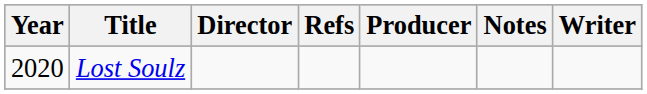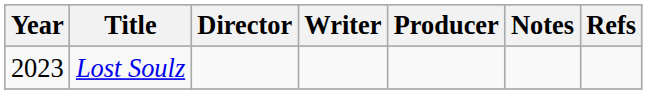columns swapped: (597, 25) <-> (329, 25)
(37, 67) 2020 -> (37, 67) 2023
